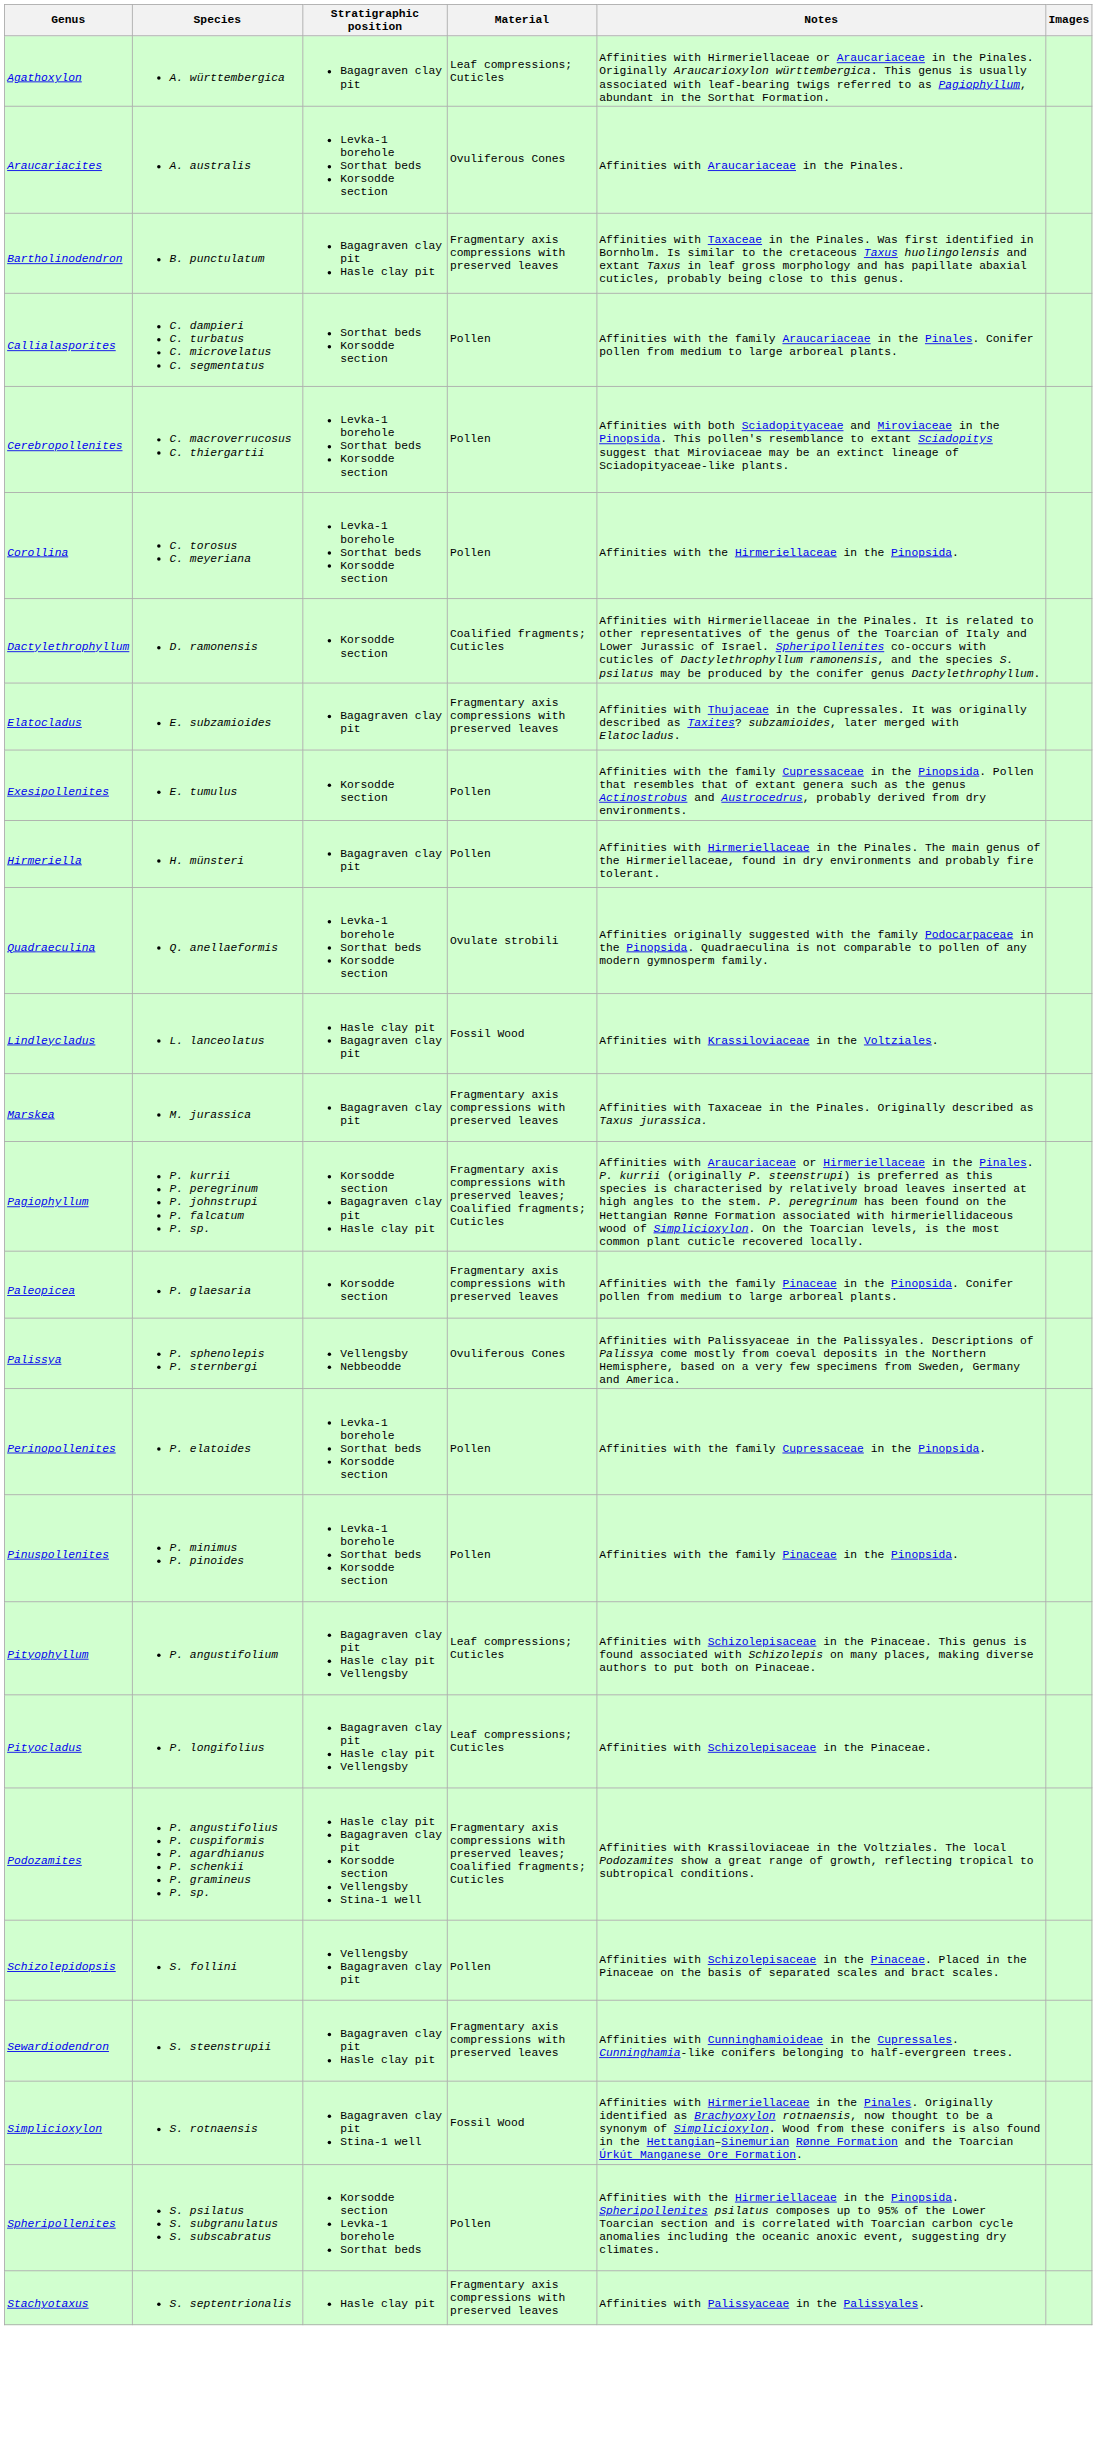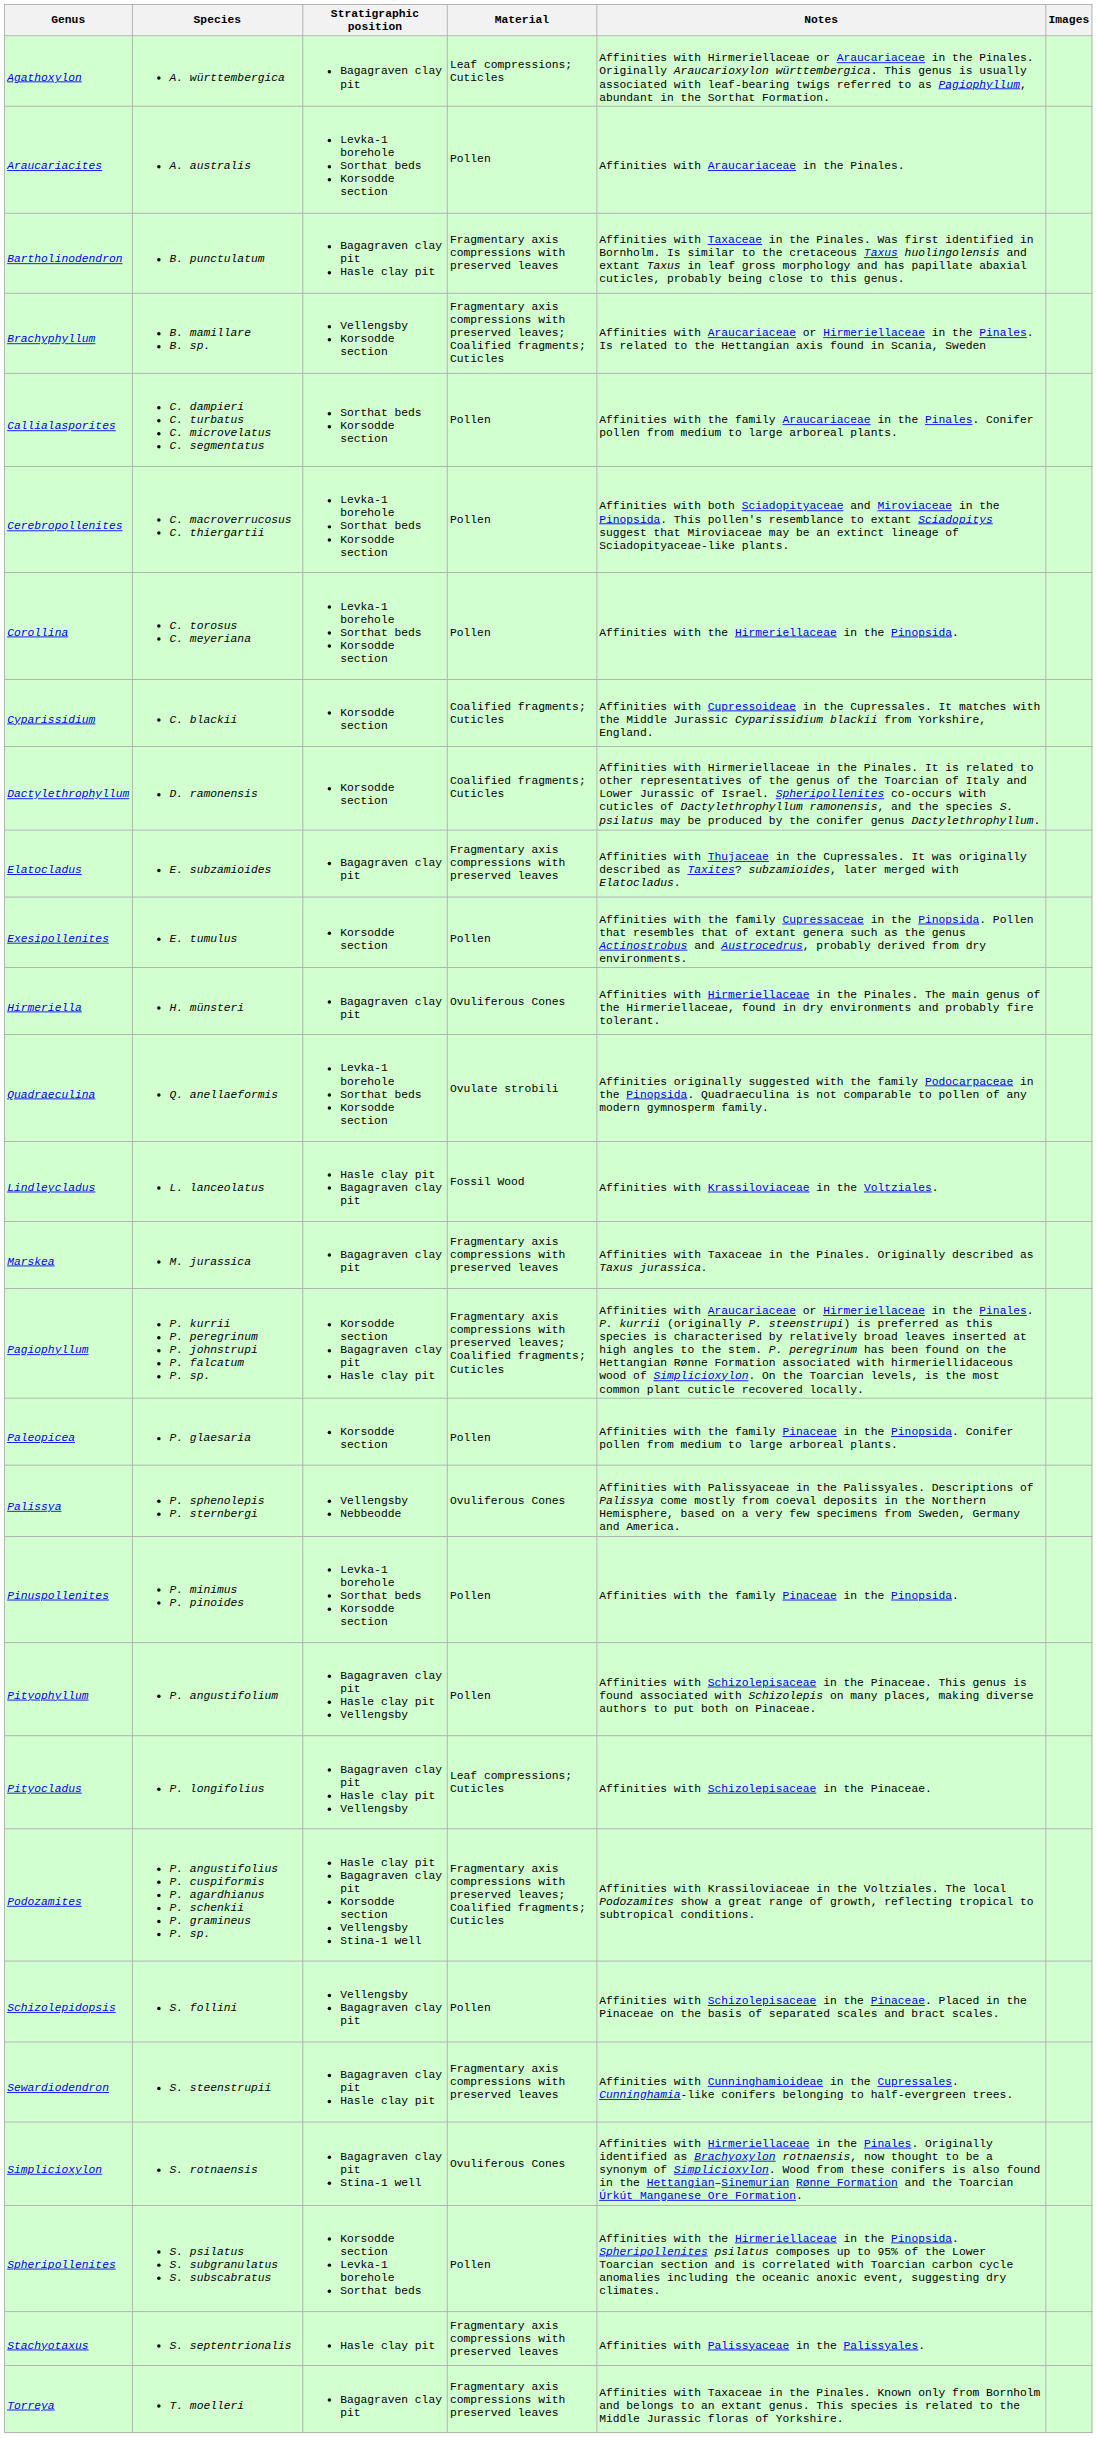(508, 160) Ovuliferous Cones -> (470, 160) Pollen
+ row: (51, 340)
+ row: (51, 719)
(470, 854) Pollen -> (508, 1001) Ovuliferous Cones
(508, 1285) Fragmentary axis compressions with preserved leaves -> (470, 1438) Pollen
- row: (61, 1448)
(511, 1648) Leaf compressions; Cuticles -> (470, 1696) Pollen
(487, 2123) Fossil Wood -> (508, 2164) Ovuliferous Cones
+ row: (31, 2406)
